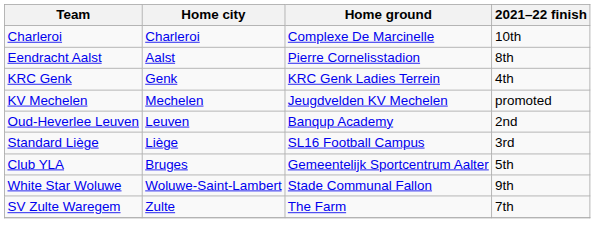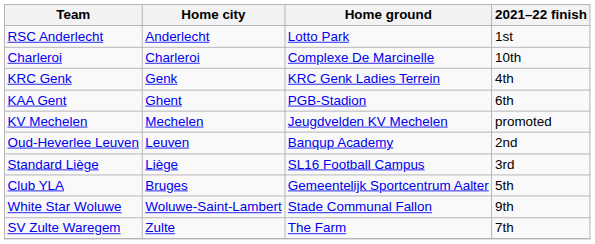+ row: (55, 36)
- row: (55, 57)
+ row: (37, 100)
